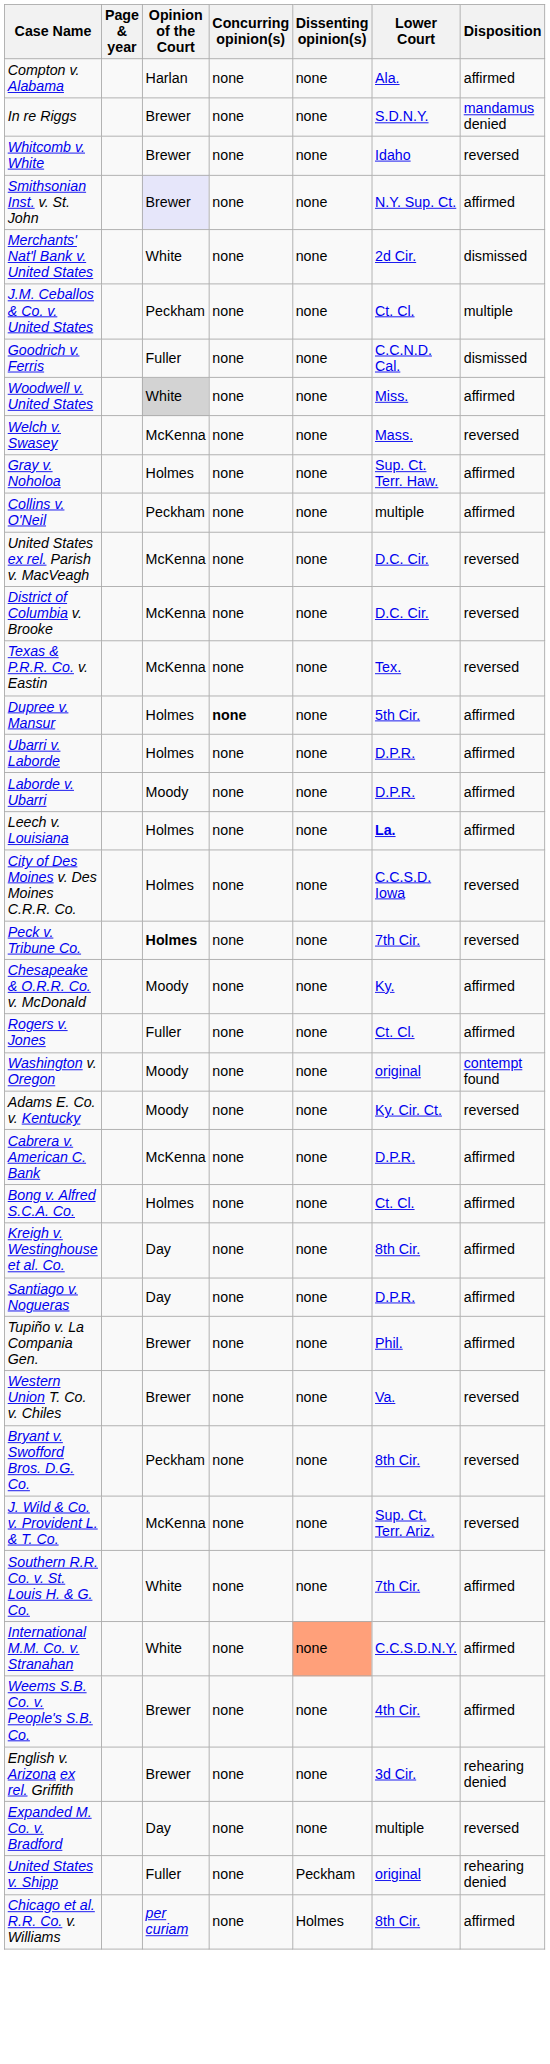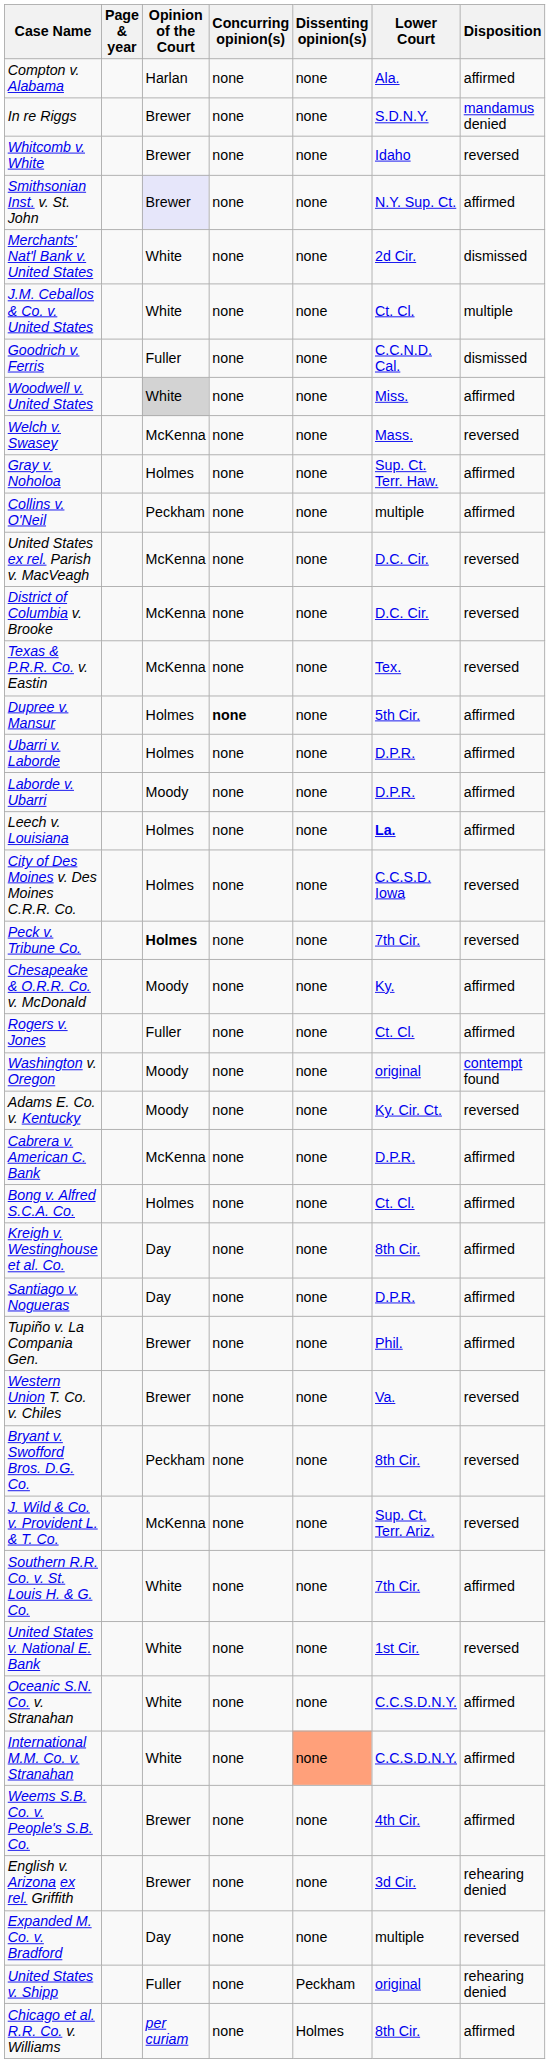(175, 311) Peckham -> (164, 311) White
+ row: (50, 1648)
+ row: (50, 1703)
